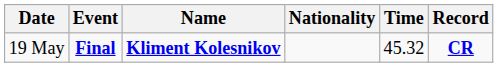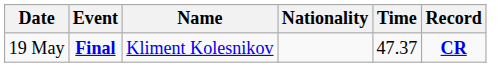(203, 47) bold -> (200, 47) normal
(404, 47) 45.32 -> (397, 47) 47.37
